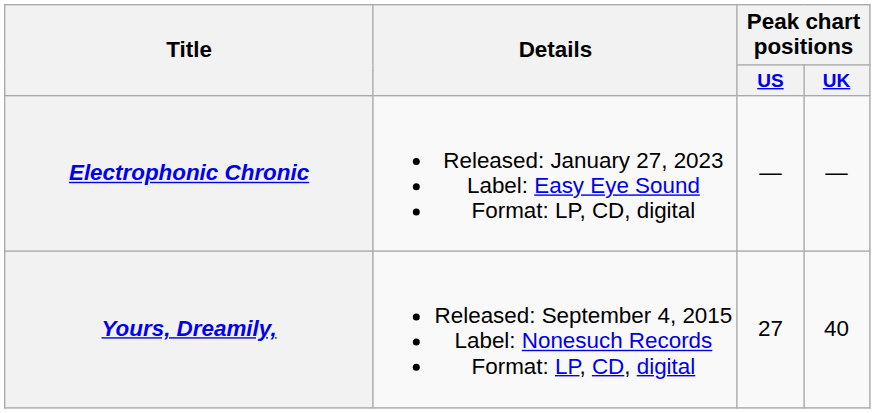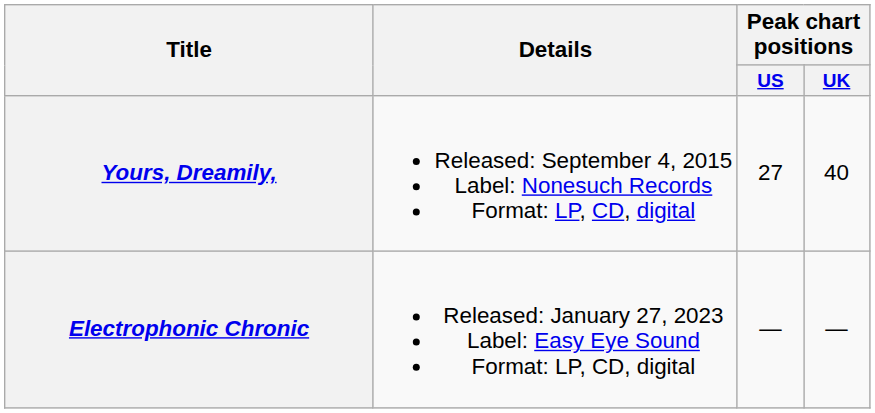rows swapped: (189, 329) <-> (189, 173)
